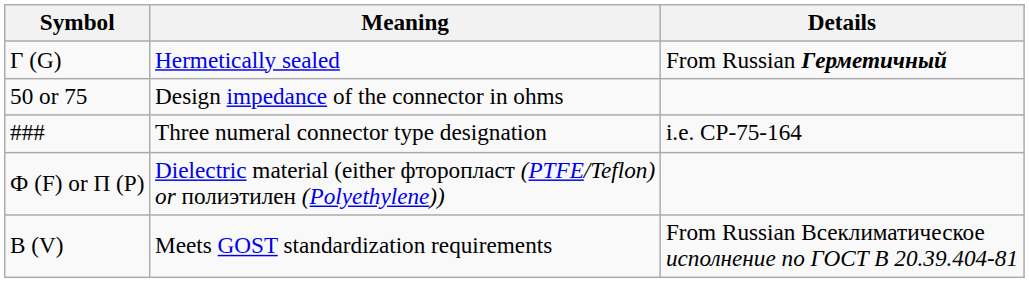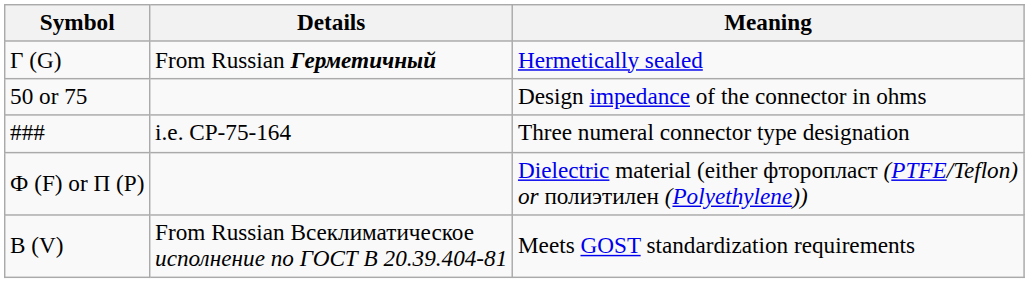columns swapped: (405, 22) <-> (842, 22)
